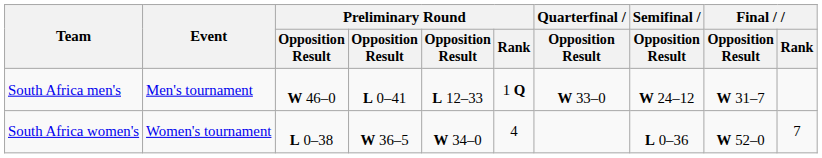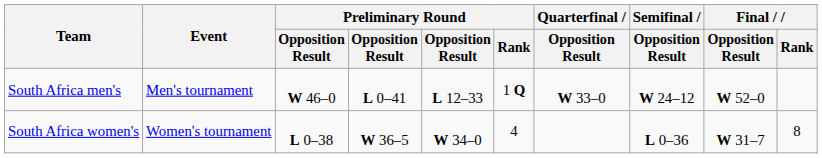(741, 98) W 31–7 -> (741, 98) W 52–0
(741, 140) W 52–0 -> (741, 140) W 31–7
(797, 131) 7 -> (797, 131) 8
